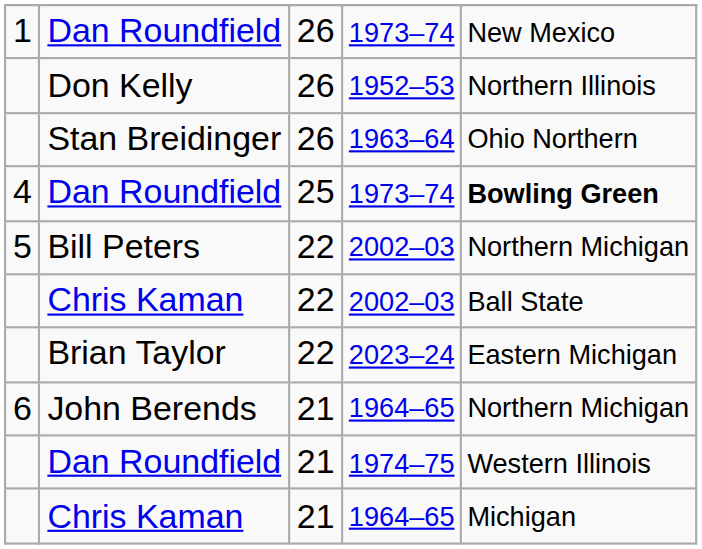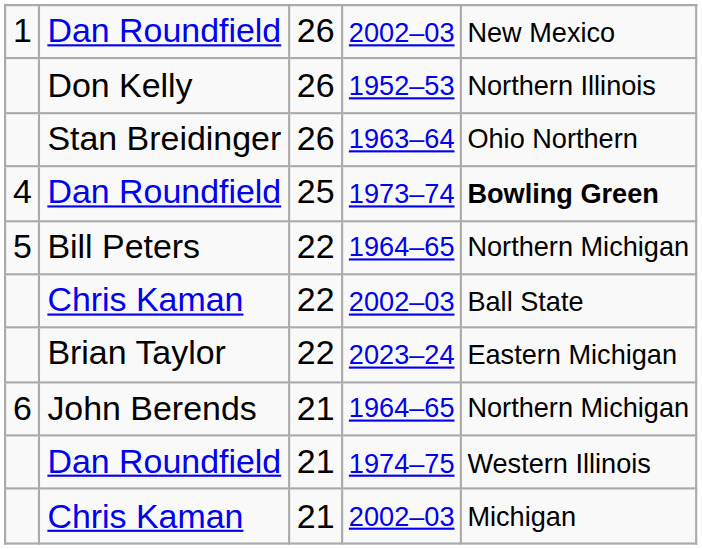(402, 32) 1973–74 -> (402, 32) 2002–03
(402, 247) 2002–03 -> (402, 247) 1964–65
(402, 516) 1964–65 -> (402, 516) 2002–03
